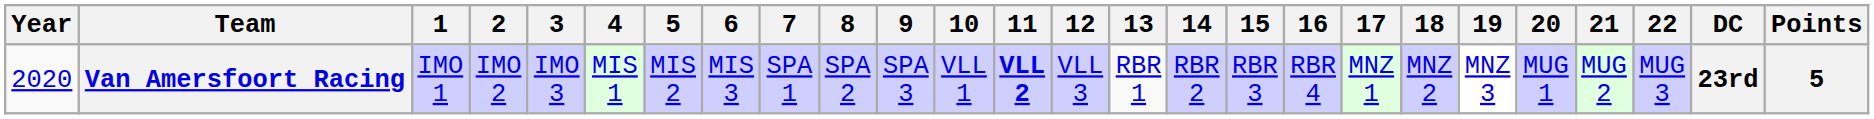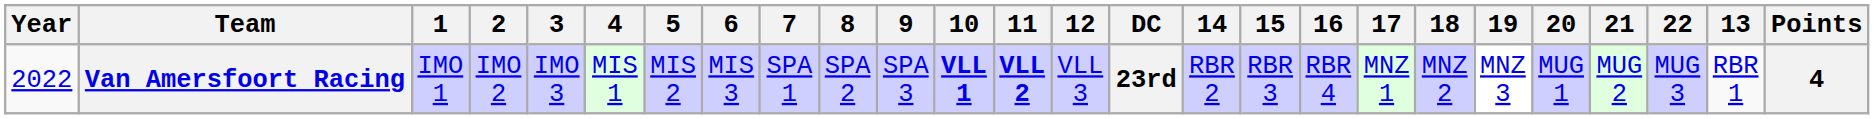columns swapped: (1139, 25) <-> (1728, 25)
(42, 79) 2020 -> (42, 79) 2022
(964, 79) normal -> (964, 79) bold
(1817, 79) 5 -> (1817, 79) 4
